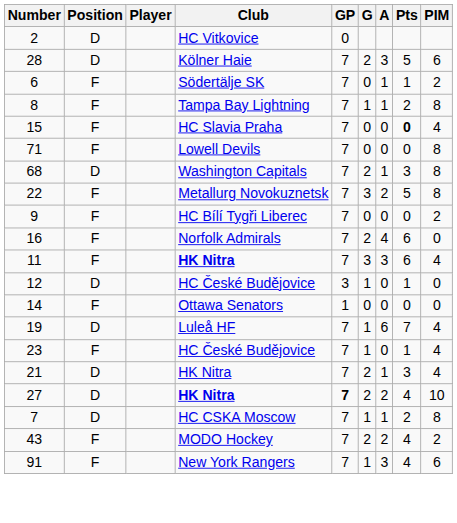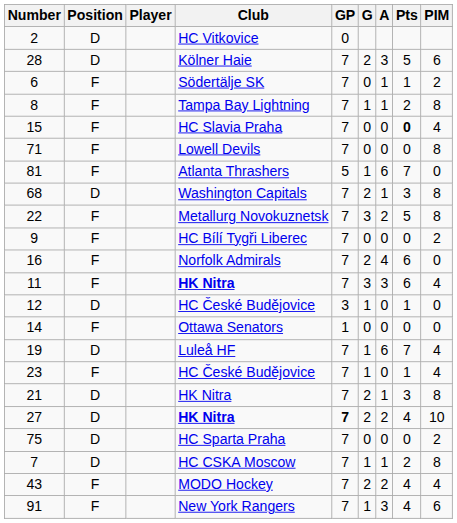+ row: (34, 171)
(437, 372) 4 -> (437, 395) 8
+ row: (34, 439)
(437, 439) 2 -> (437, 484) 4
